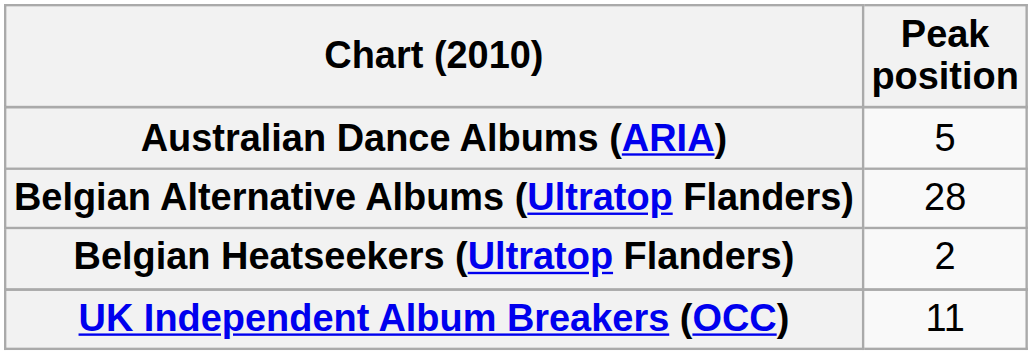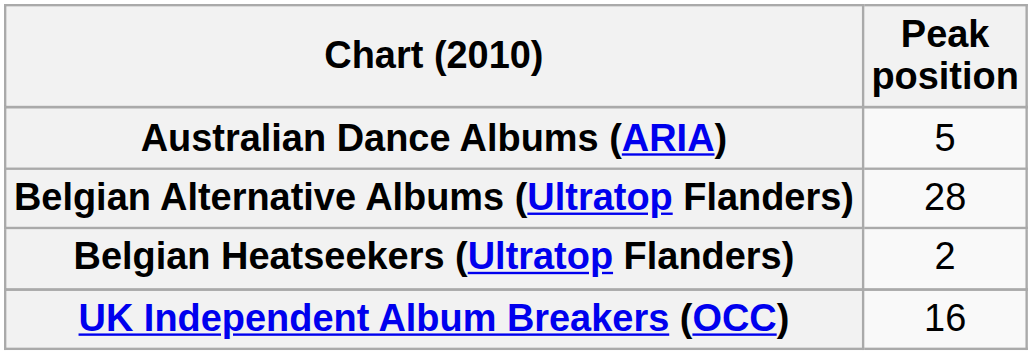(945, 317) 11 -> (945, 317) 16
